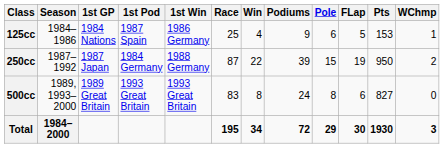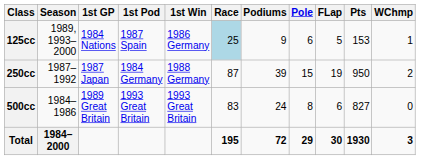- column: (253, 12)
(62, 34) 1984–1986 -> (62, 40) 1989, 1993–2000
(233, 34) no background -> (233, 40) lightblue background
(62, 95) 1989, 1993–2000 -> (62, 107) 1984–1986
